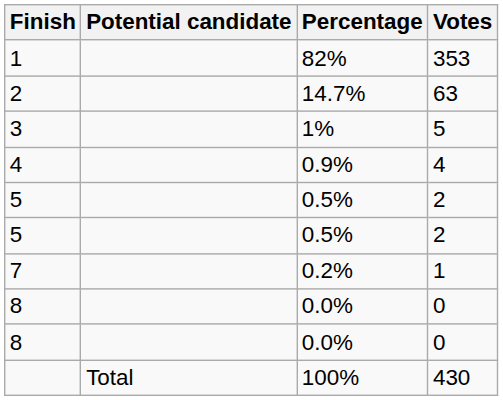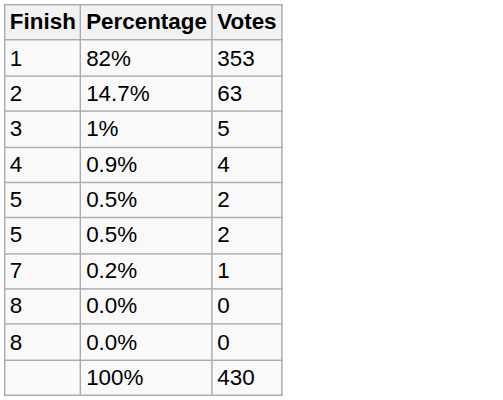- column: (189, 22)
